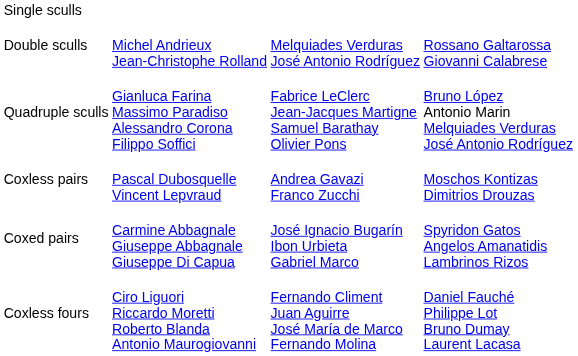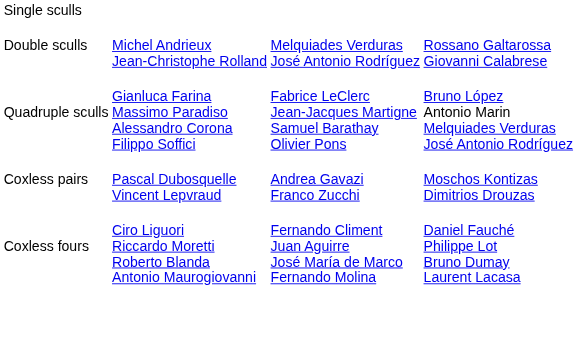- row: (41, 238)
